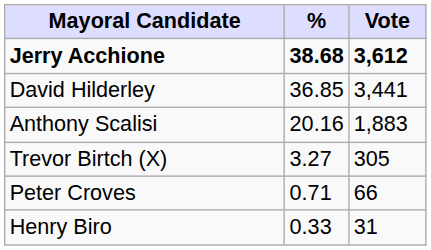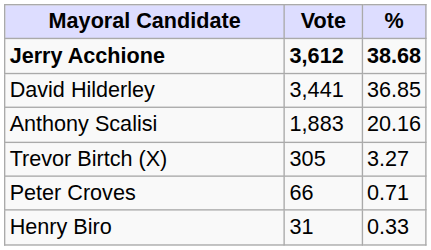columns swapped: (387, 21) <-> (317, 21)
